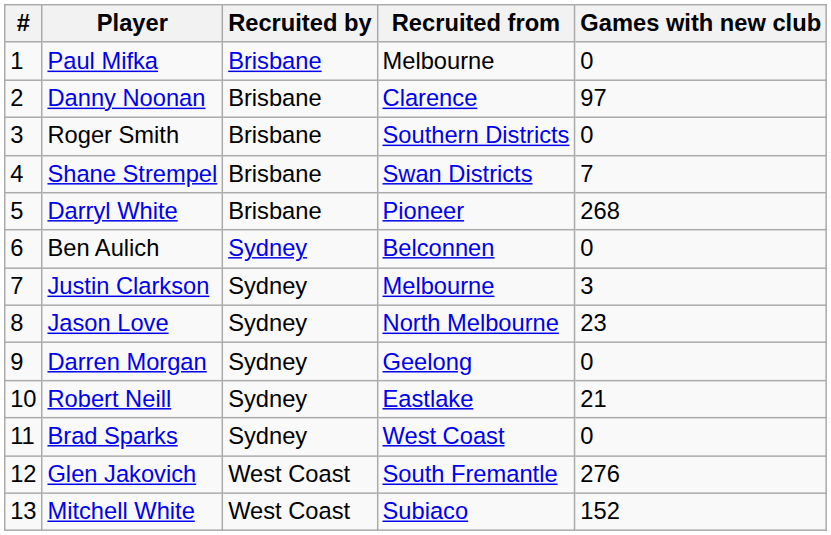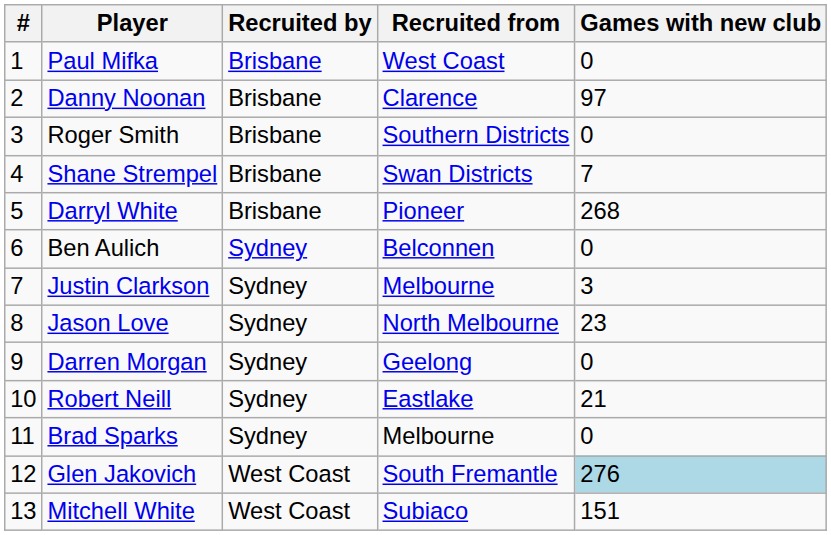(438, 60) Melbourne -> (444, 60) West Coast
(444, 436) West Coast -> (438, 436) Melbourne
(600, 473) no background -> (600, 473) lightblue background
(600, 511) 152 -> (600, 511) 151
